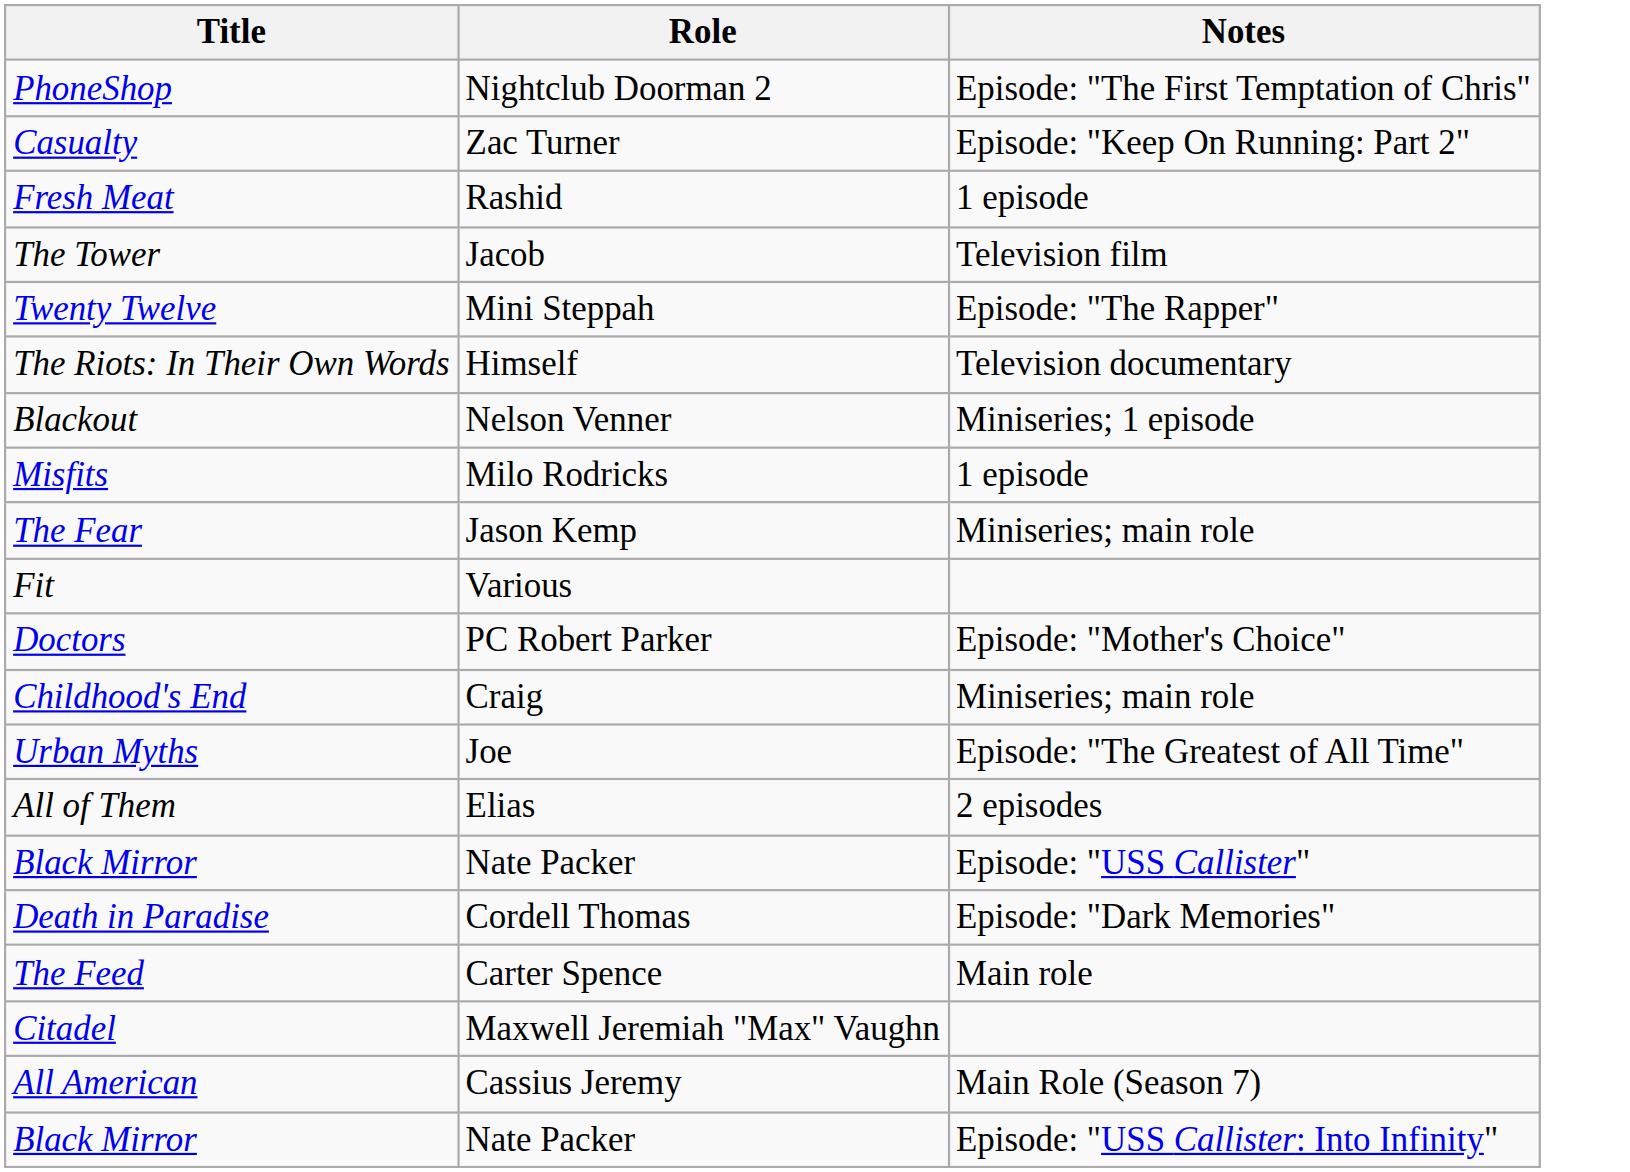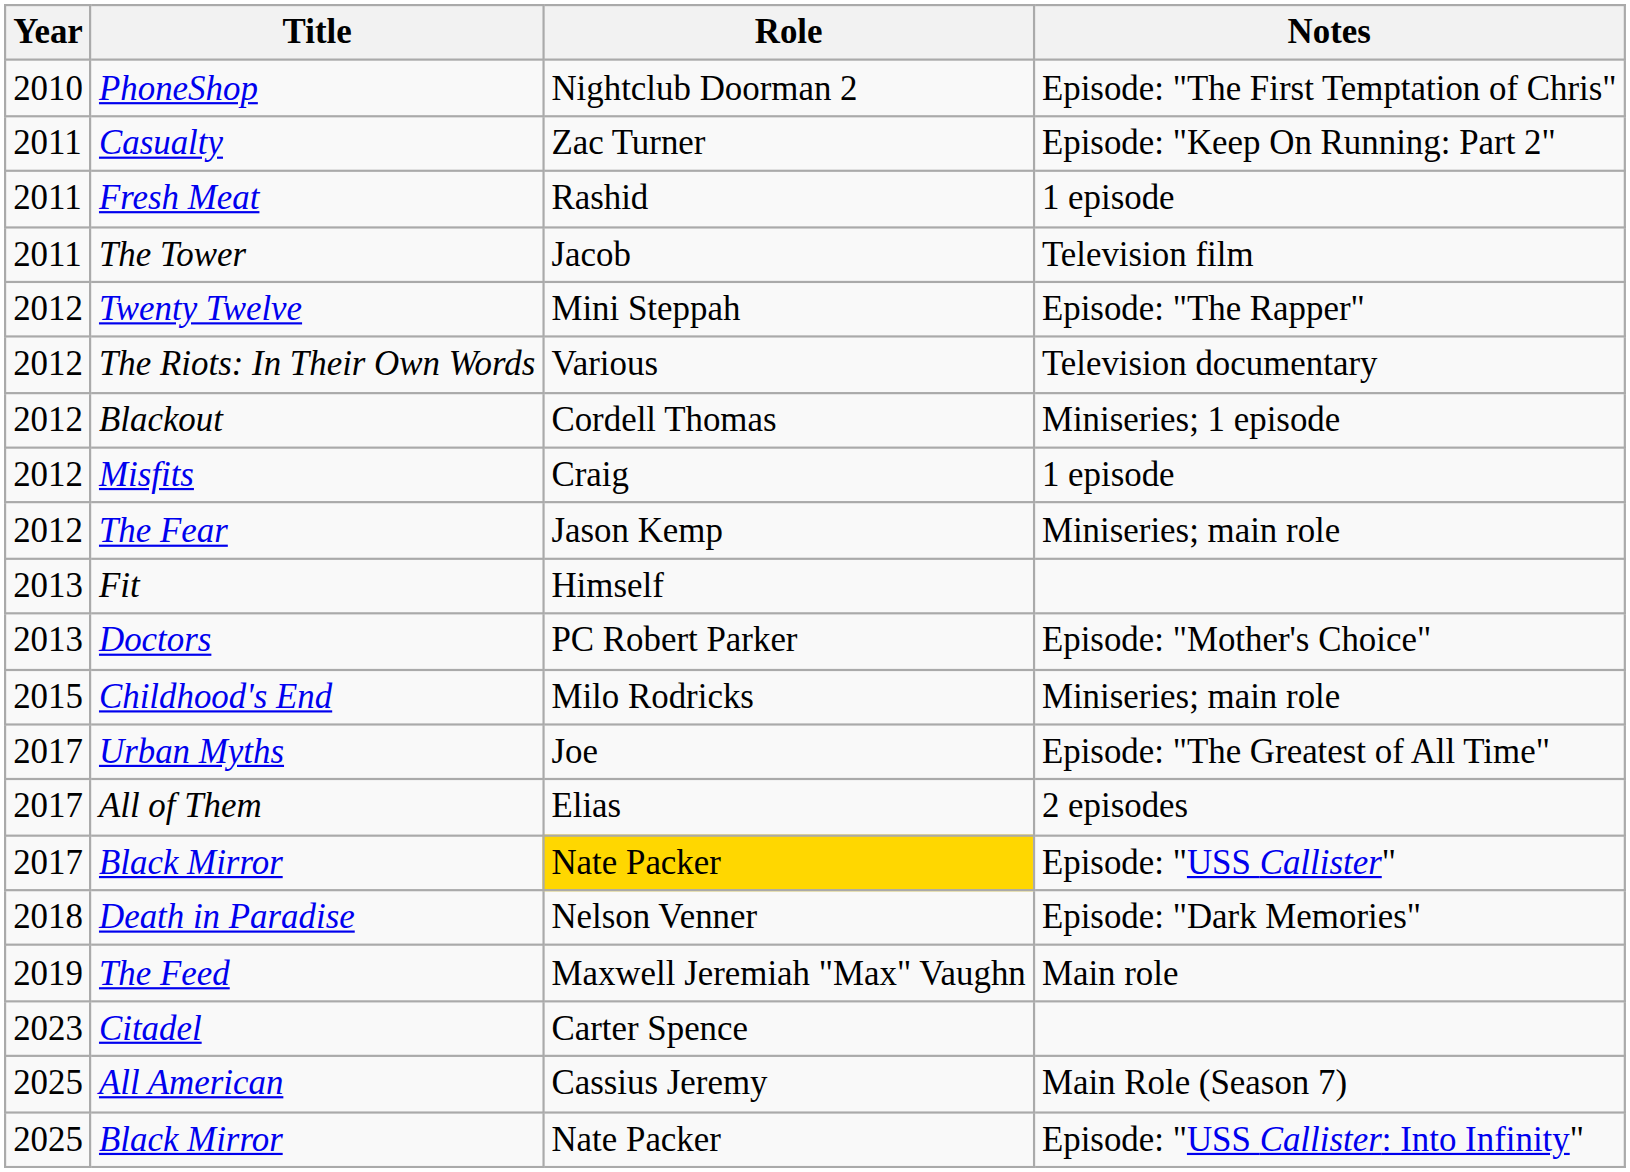+ column: (48, 32)
(522, 364) Himself -> (605, 364) Various
(568, 419) Nelson Venner -> (664, 419) Cordell Thomas
(567, 474) Milo Rodricks -> (590, 474) Craig
(519, 585) Various -> (608, 585) Himself
(504, 695) Craig -> (653, 695) Milo Rodricks
(550, 861) no background -> (636, 861) gold background
(578, 917) Cordell Thomas -> (654, 917) Nelson Venner
(564, 972) Carter Spence -> (789, 972) Maxwell Jeremiah "Max" Vaughn
(703, 1027) Maxwell Jeremiah "Max" Vaughn -> (650, 1027) Carter Spence
